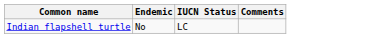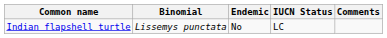+ column: (181, 12)
